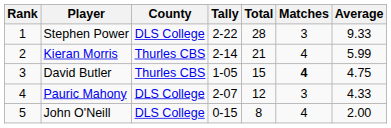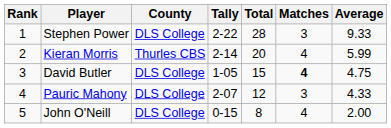(259, 53) 21 -> (259, 53) 20
(170, 73) Thurles CBS -> (170, 73) DLS College
